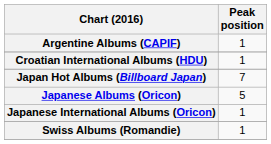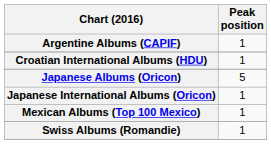- row: (111, 78)
+ row: (111, 113)
